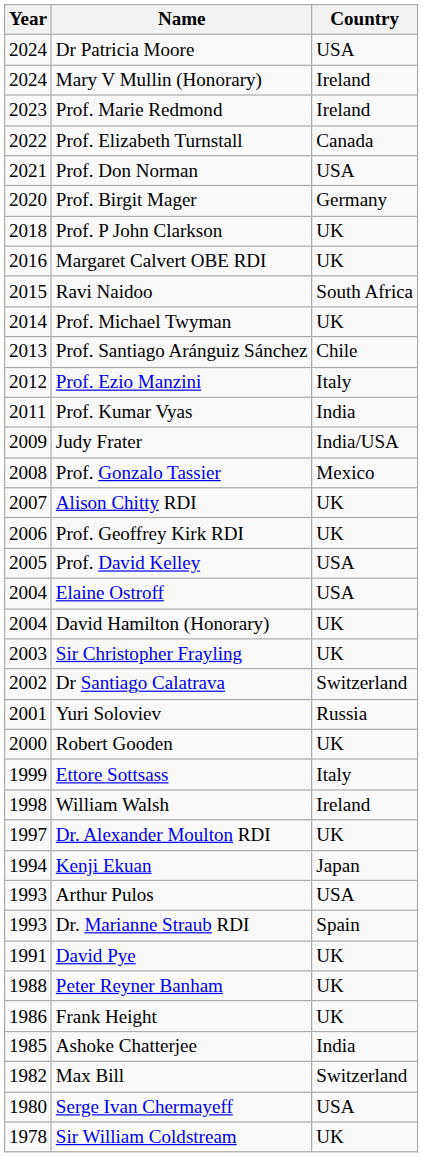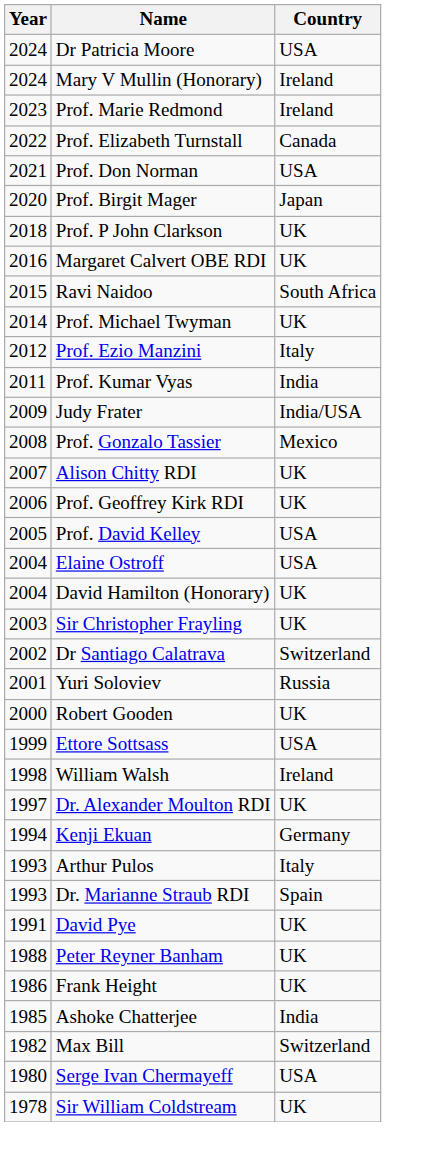(352, 200) Germany -> (301, 200) Japan
- row: (182, 351)
(334, 774) Italy -> (298, 744) USA
(338, 865) Japan -> (315, 834) Germany
(335, 895) USA -> (297, 865) Italy
